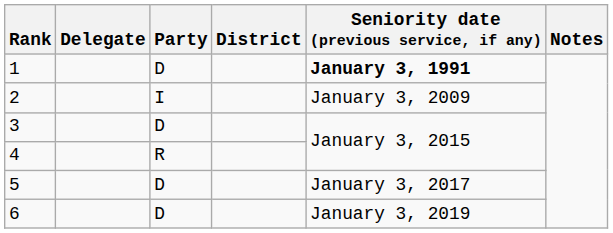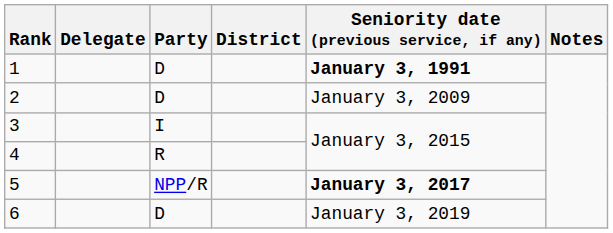(160, 98) I -> (160, 98) D
(160, 127) D -> (160, 127) I
(160, 185) D -> (181, 185) NPP/R
(390, 185) normal -> (390, 185) bold
